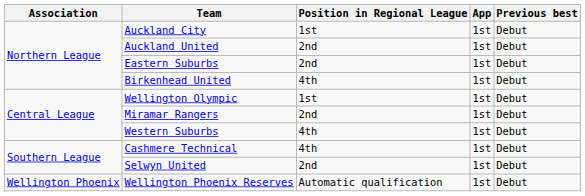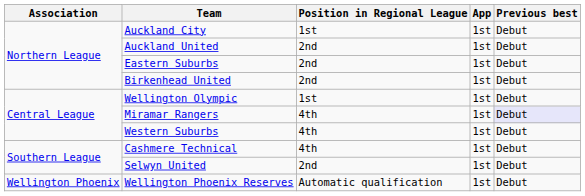(308, 81) 4th -> (308, 81) 2nd
(308, 115) 2nd -> (308, 115) 4th
(512, 115) no background -> (512, 115) lavender background
